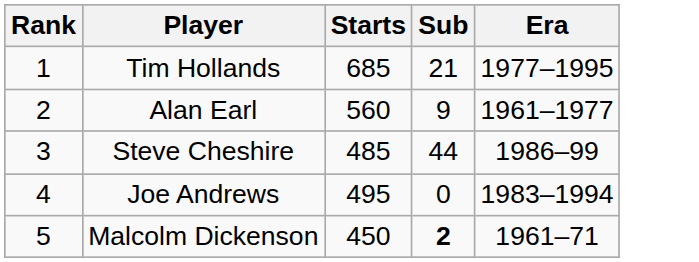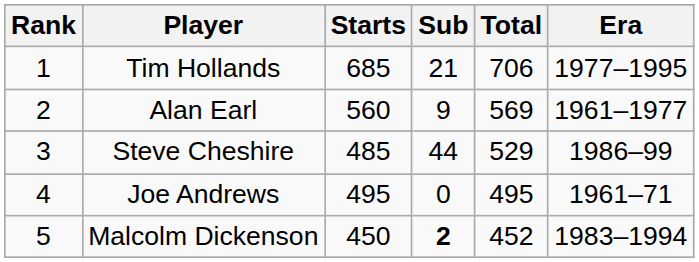+ column: (511, 25)
(547, 194) 1983–1994 -> (621, 194) 1961–71
(547, 236) 1961–71 -> (621, 236) 1983–1994
